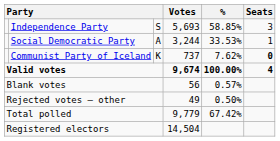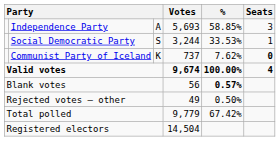(158, 26) S -> (158, 26) A
(158, 41) A -> (158, 41) S
(228, 85) normal -> (228, 85) bold
